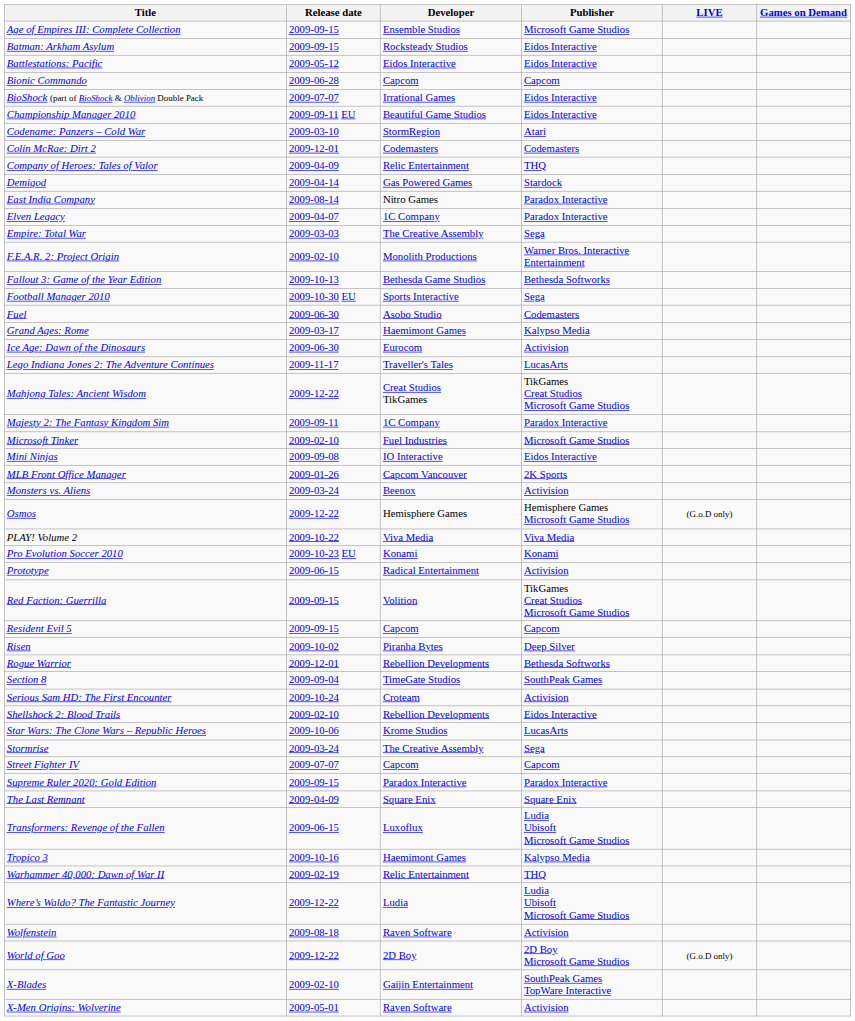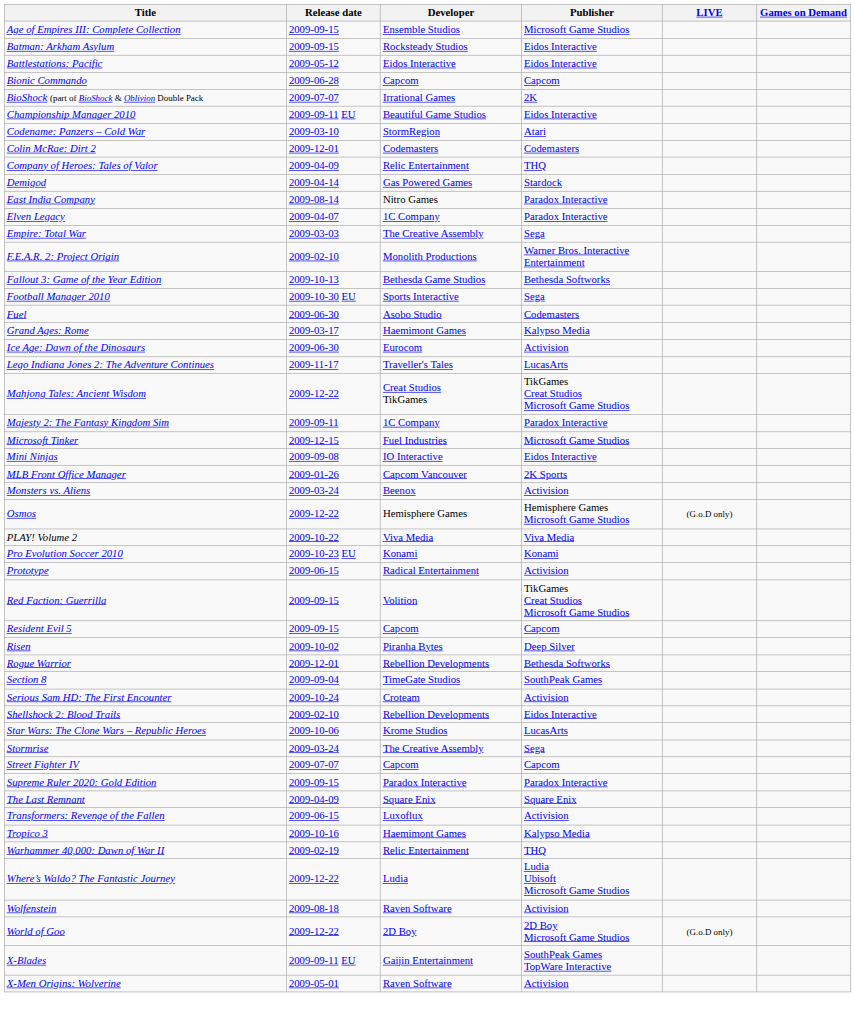(560, 98) Eidos Interactive -> (530, 98) 2K
(314, 440) 2009-02-10 -> (314, 440) 2009-12-15
(577, 828) Ludia Ubisoft Microsoft Game Studios -> (546, 816) Activision
(314, 984) 2009-02-10 -> (322, 960) 2009-09-11 EU
